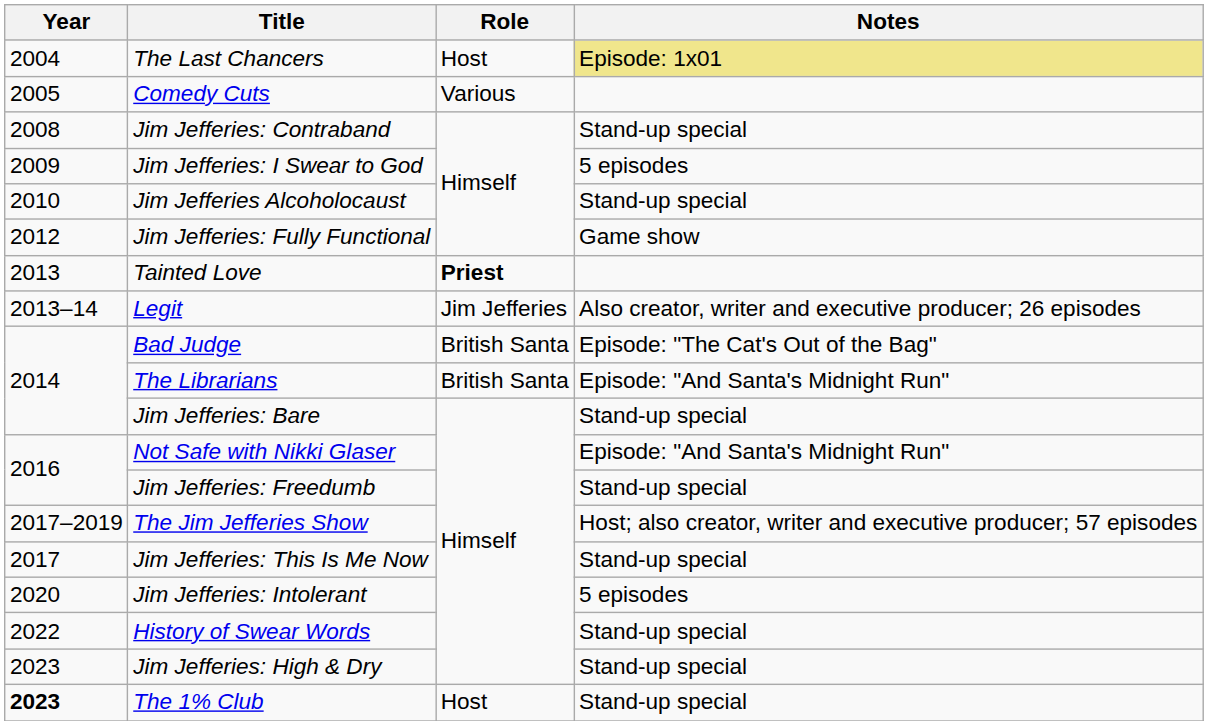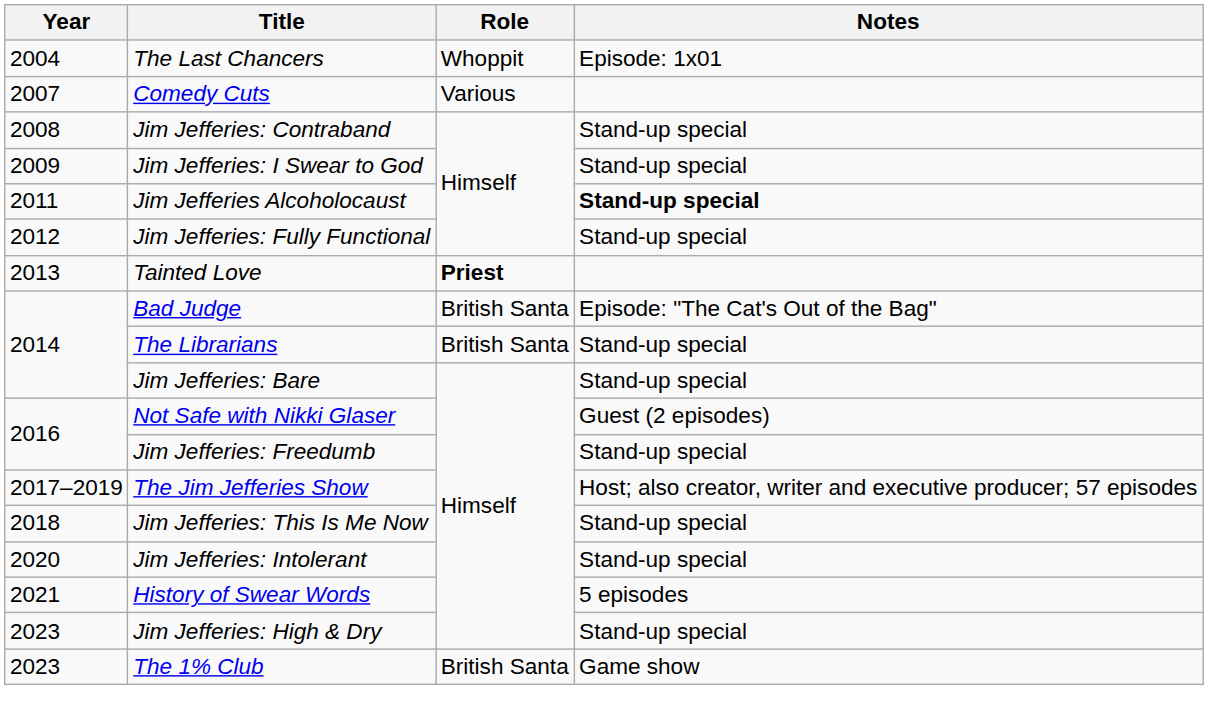(464, 58) Host -> (482, 58) Whoppit
(651, 58) khaki background -> (651, 58) no background
(35, 93) 2005 -> (35, 93) 2007
(634, 165) 5 episodes -> (663, 165) Stand-up special
(35, 201) 2010 -> (34, 201) 2011
(663, 201) normal -> (669, 201) bold
(639, 237) Game show -> (663, 237) Stand-up special
- row: (158, 308)
(764, 380) Episode: "And Santa's Midnight Run" -> (663, 344) Stand-up special
(764, 451) Episode: "And Santa's Midnight Run" -> (674, 415) Guest (2 episodes)
(35, 559) 2017 -> (35, 523) 2018
(634, 594) 5 episodes -> (663, 559) Stand-up special
(35, 630) 2022 -> (35, 594) 2021
(663, 630) Stand-up special -> (634, 594) 5 episodes
(35, 702) bold -> (35, 666) normal
(464, 702) Host -> (505, 666) British Santa
(663, 702) Stand-up special -> (639, 666) Game show
